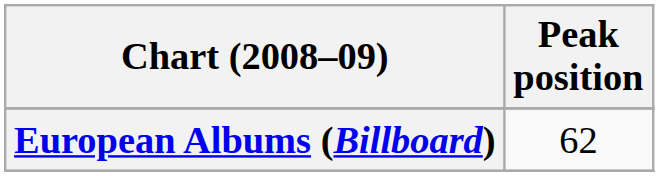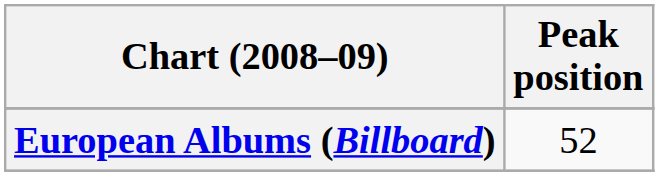(578, 139) 62 -> (578, 139) 52
